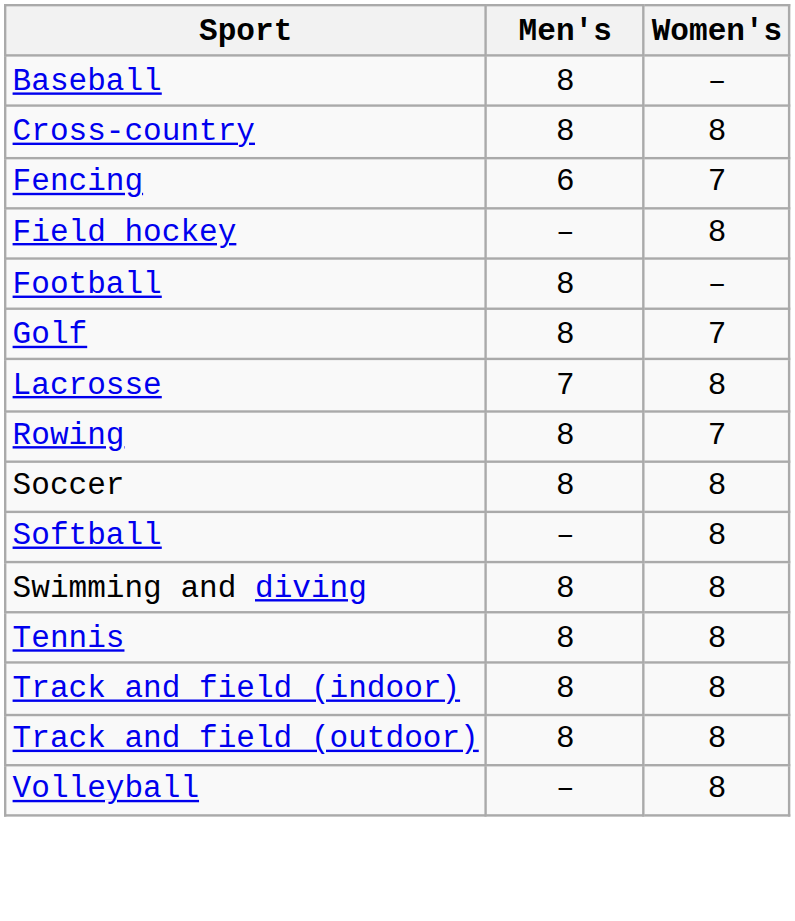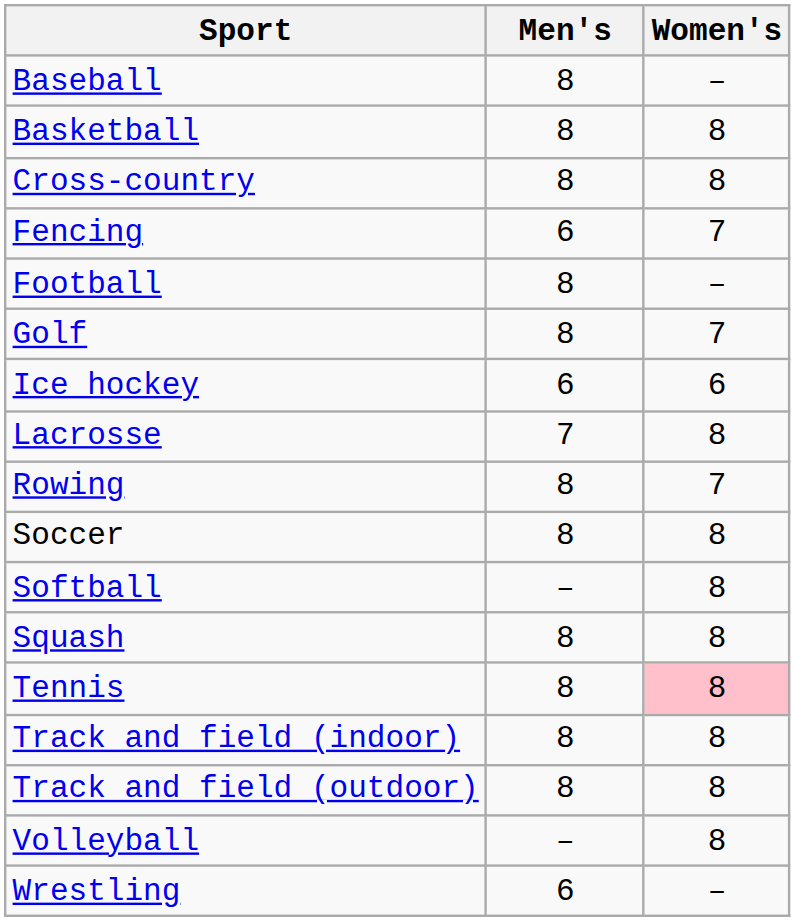+ row: (106, 132)
- row: (124, 233)
+ row: (106, 385)
+ row: (69, 638)
- row: (190, 588)
(717, 638) no background -> (717, 689) pink background
+ row: (97, 891)
